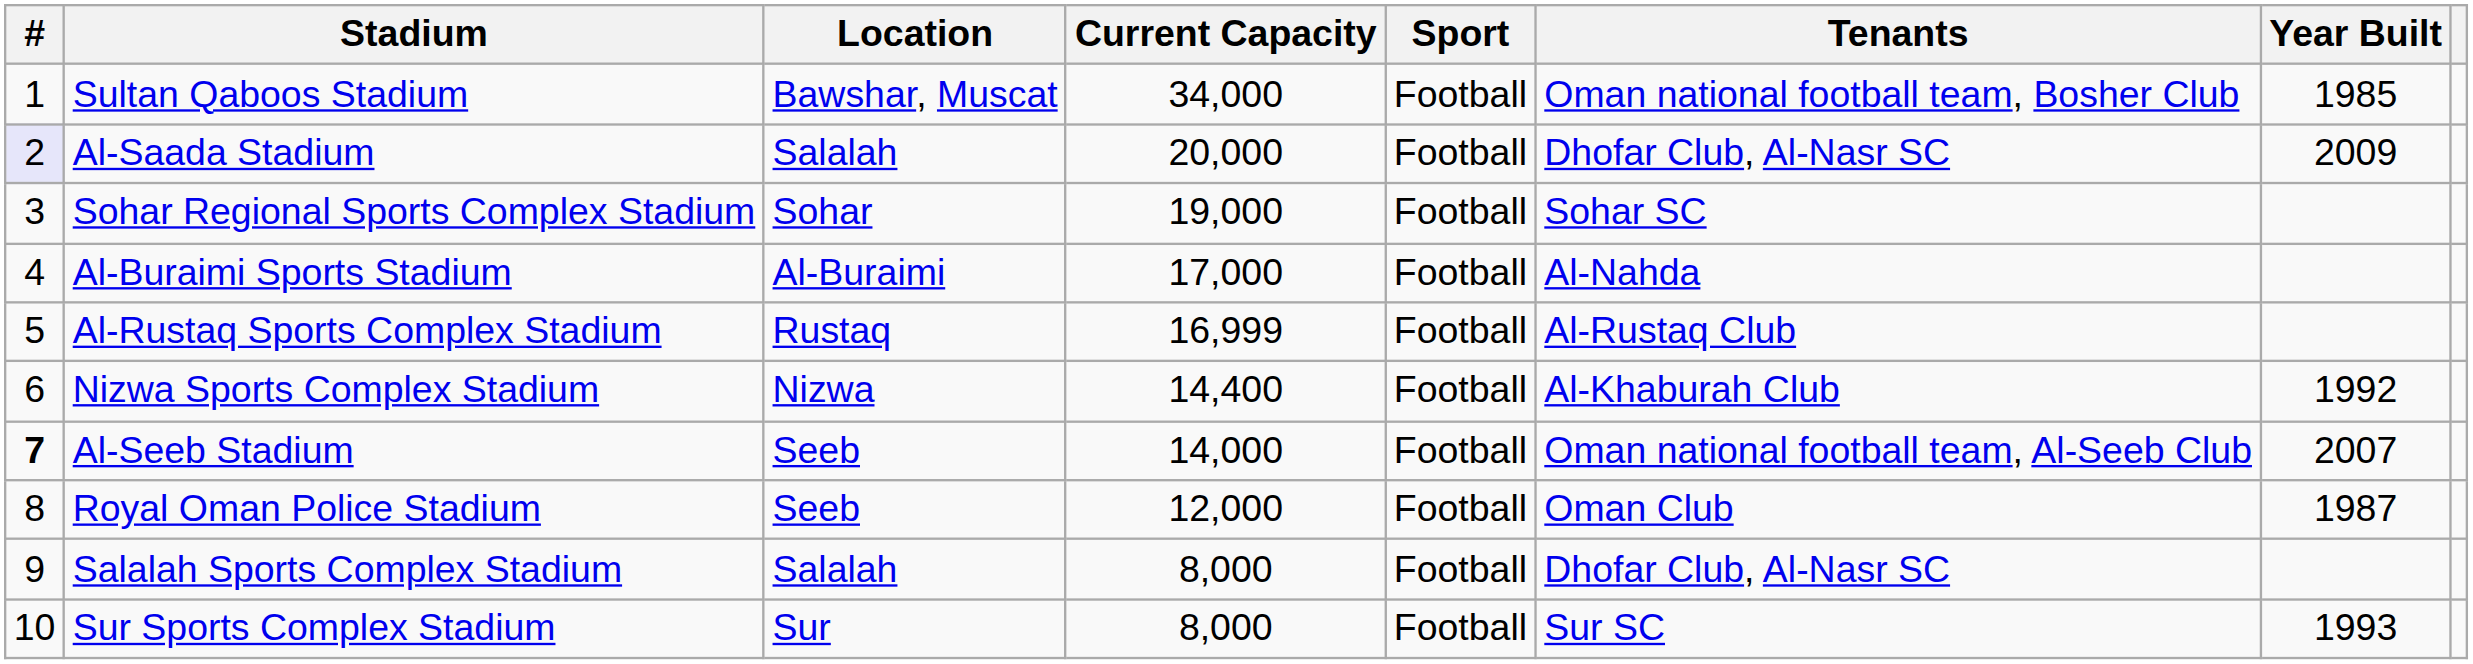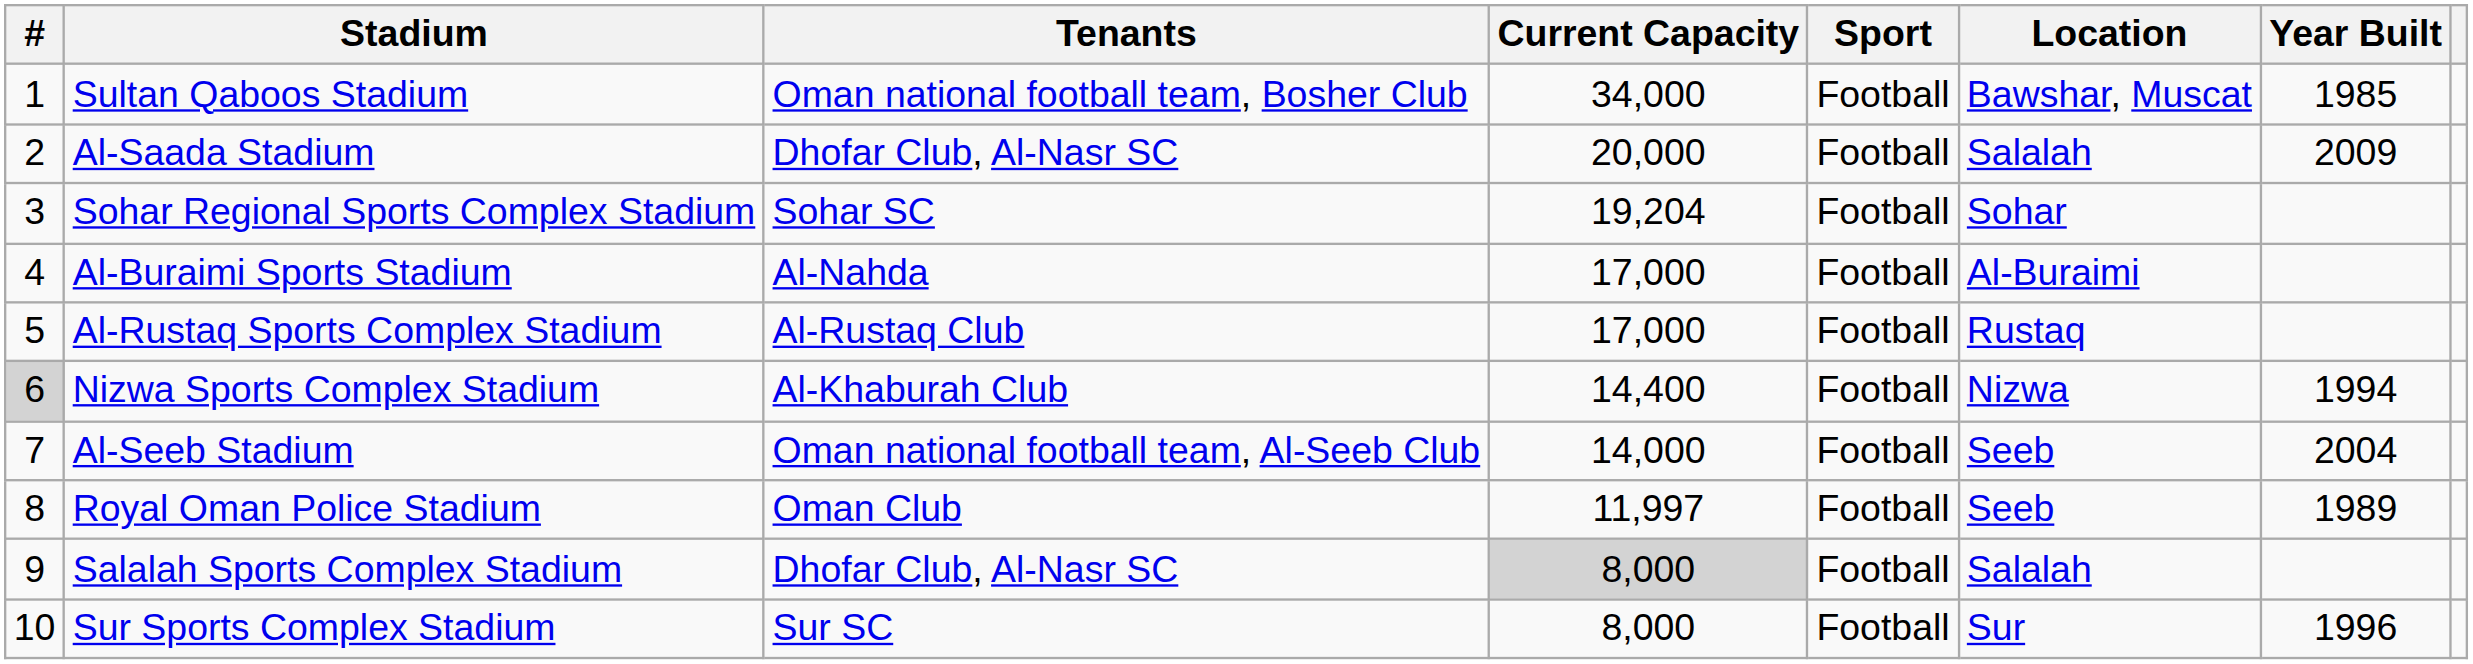columns swapped: (915, 34) <-> (1898, 34)
(35, 152) lavender background -> (35, 152) no background
(1226, 212) 19,000 -> (1648, 212) 19,204
(1226, 331) 16,999 -> (1648, 331) 17,000
(35, 390) no background -> (35, 390) lightgrey background
(2356, 390) 1992 -> (2356, 390) 1994
(35, 449) bold -> (35, 449) normal
(2356, 449) 2007 -> (2356, 449) 2004
(1226, 509) 12,000 -> (1648, 509) 11,997
(2356, 509) 1987 -> (2356, 509) 1989
(1226, 568) no background -> (1648, 568) lightgrey background
(2356, 627) 1993 -> (2356, 627) 1996
